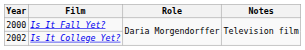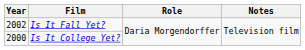(16, 25) 2000 -> (16, 25) 2002
(16, 38) 2002 -> (16, 38) 2000
